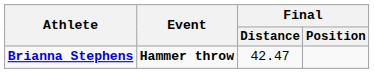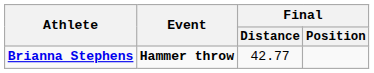(270, 57) 42.47 -> (270, 57) 42.77
